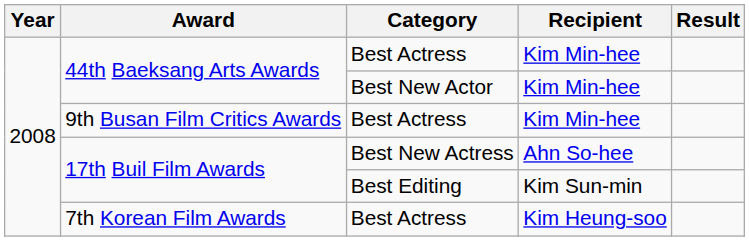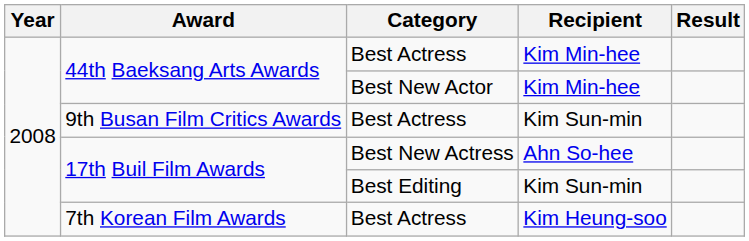(582, 119) Kim Min-hee -> (583, 119) Kim Sun-min
